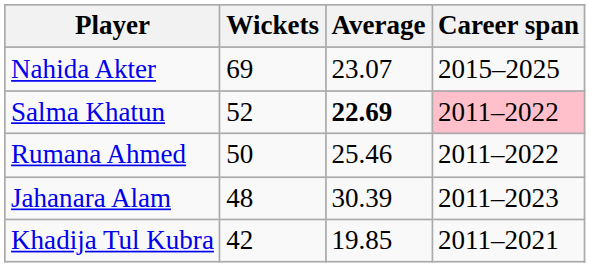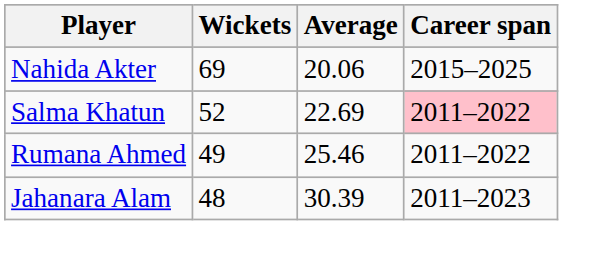(362, 68) 23.07 -> (334, 68) 20.06
(362, 111) bold -> (334, 111) normal
(240, 154) 50 -> (212, 154) 49
- row: (112, 240)
